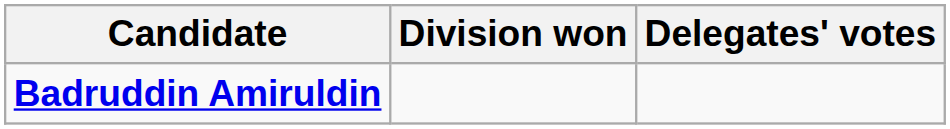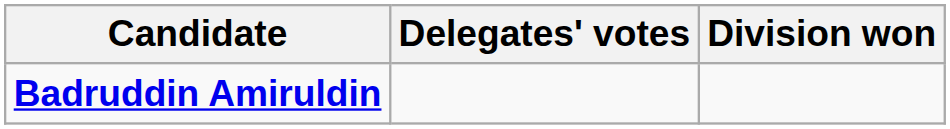columns swapped: (513, 33) <-> (790, 33)
